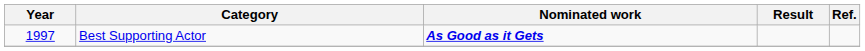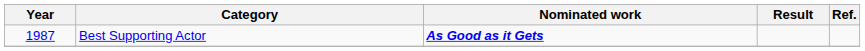(40, 35) 1997 -> (40, 35) 1987
